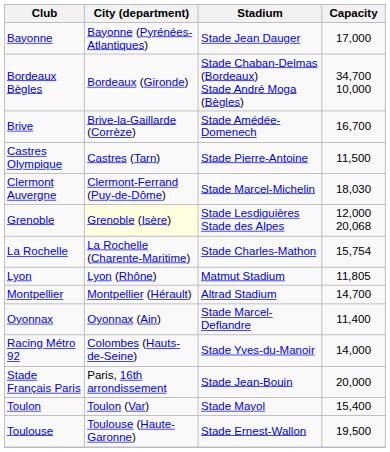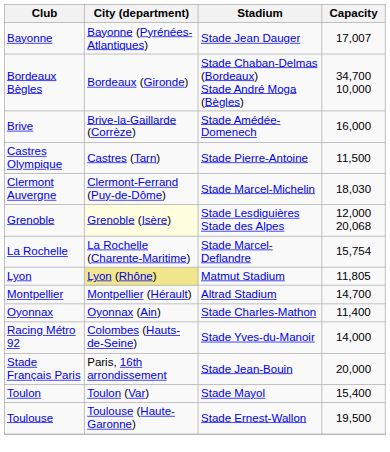(354, 38) 17,000 -> (354, 38) 17,007
(354, 126) 16,700 -> (354, 126) 16,000
(259, 251) Stade Charles-Mathon -> (237, 251) Stade Marcel-Deflandre
(122, 276) no background -> (122, 276) khaki background
(237, 319) Stade Marcel-Deflandre -> (259, 312) Stade Charles-Mathon
